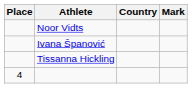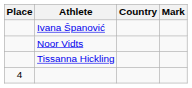rows swapped: (71, 43) <-> (60, 28)
